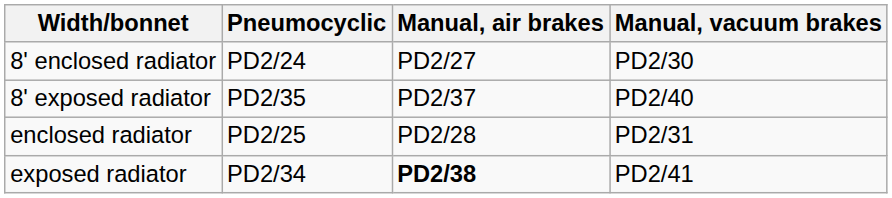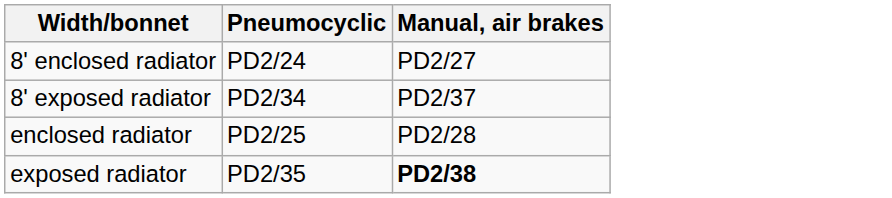- column: (748, 23)
(267, 98) PD2/35 -> (267, 98) PD2/34
(267, 173) PD2/34 -> (267, 173) PD2/35
